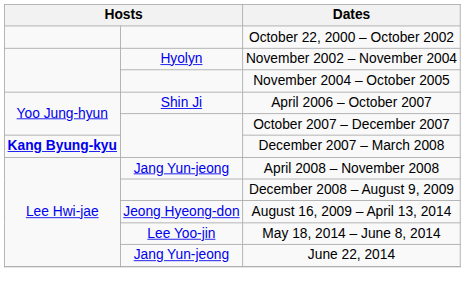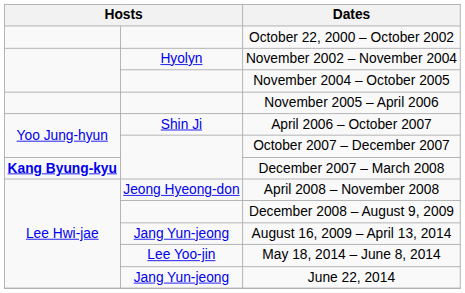+ row: (351, 102)
(181, 168) Jang Yun-jeong -> (181, 189) Jeong Hyeong-don
(181, 211) Jeong Hyeong-don -> (181, 233) Jang Yun-jeong
